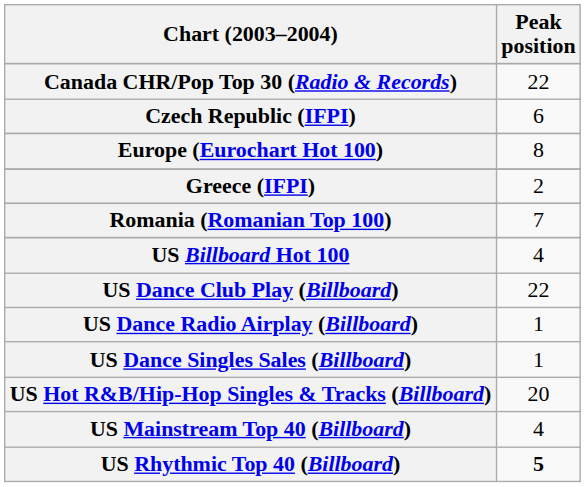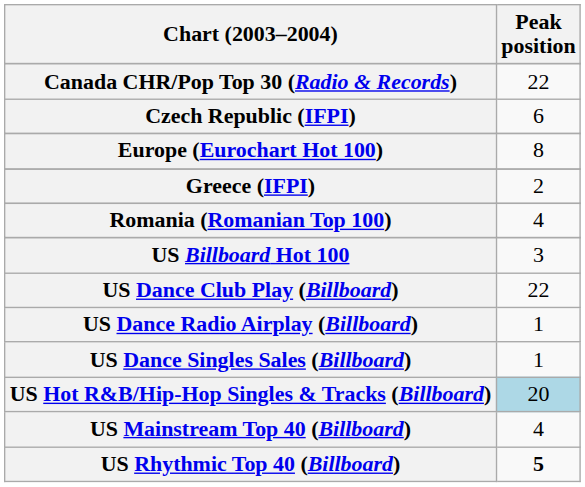(538, 220) 7 -> (538, 220) 4
(538, 255) 4 -> (538, 255) 3
(538, 394) no background -> (538, 394) lightblue background
